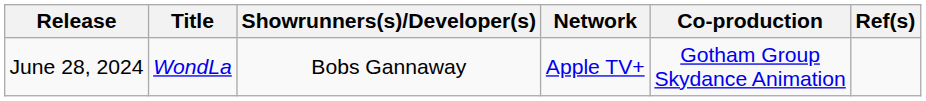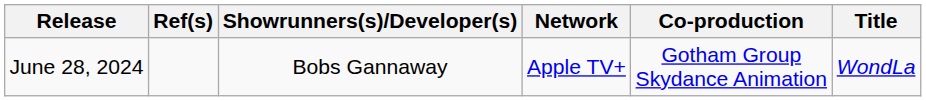columns swapped: (192, 21) <-> (885, 21)
